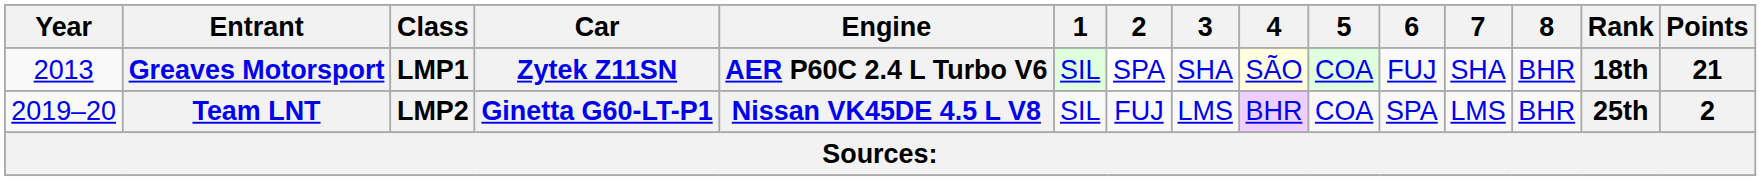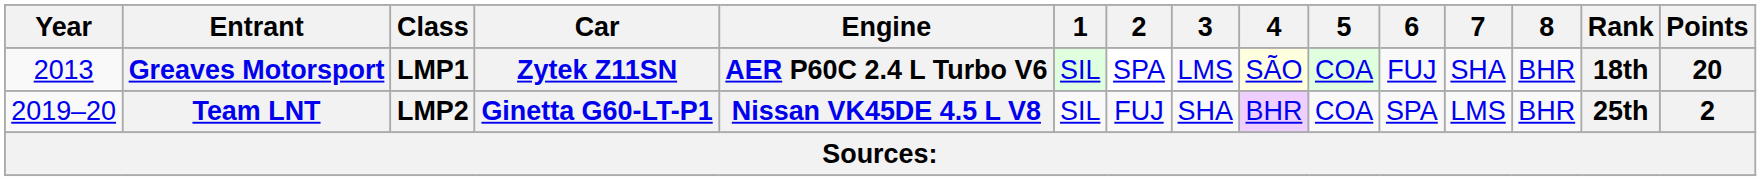(1205, 69) SHA -> (1205, 69) LMS
(1707, 69) 21 -> (1707, 69) 20
(1205, 112) LMS -> (1205, 112) SHA
